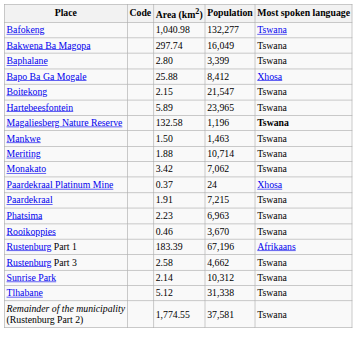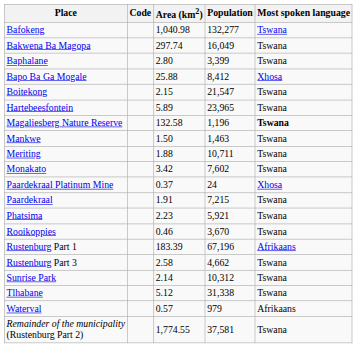(221, 154) 10,714 -> (220, 154) 10,711
(218, 169) 7,062 -> (218, 169) 7,602
(218, 216) 6,963 -> (218, 216) 5,921
+ row: (24, 308)
